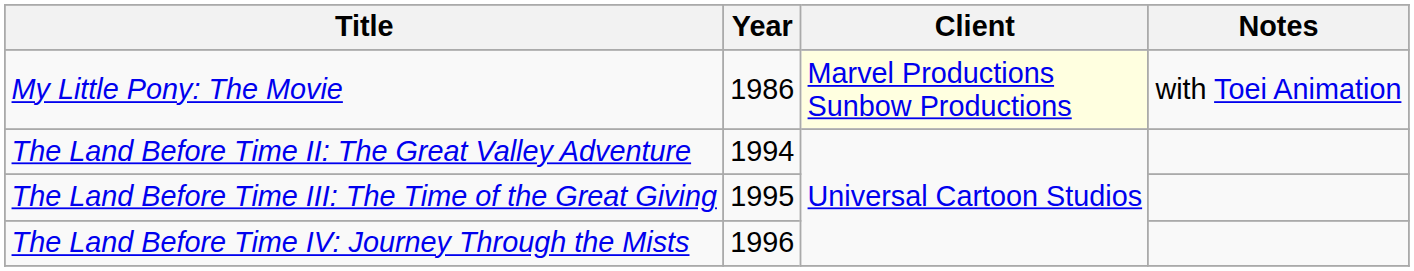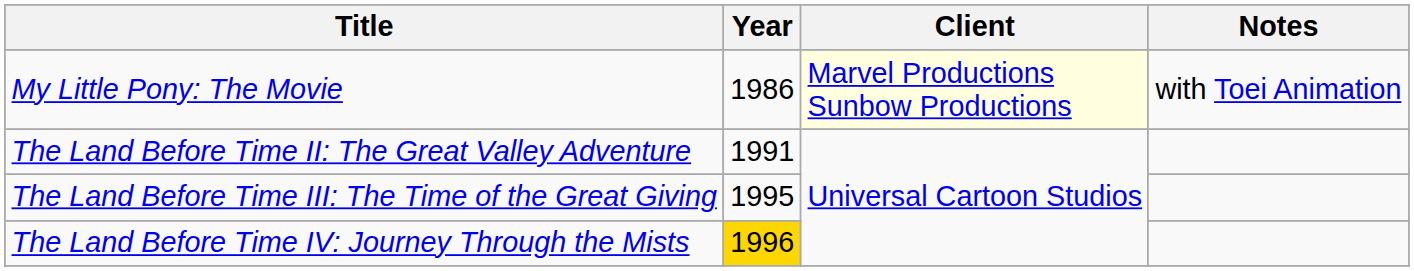(762, 151) 1994 -> (762, 151) 1991
(762, 242) no background -> (762, 242) gold background
